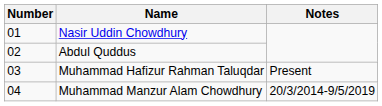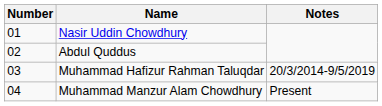(291, 71) Present -> (322, 71) 20/3/2014-9/5/2019
(322, 91) 20/3/2014-9/5/2019 -> (291, 91) Present
